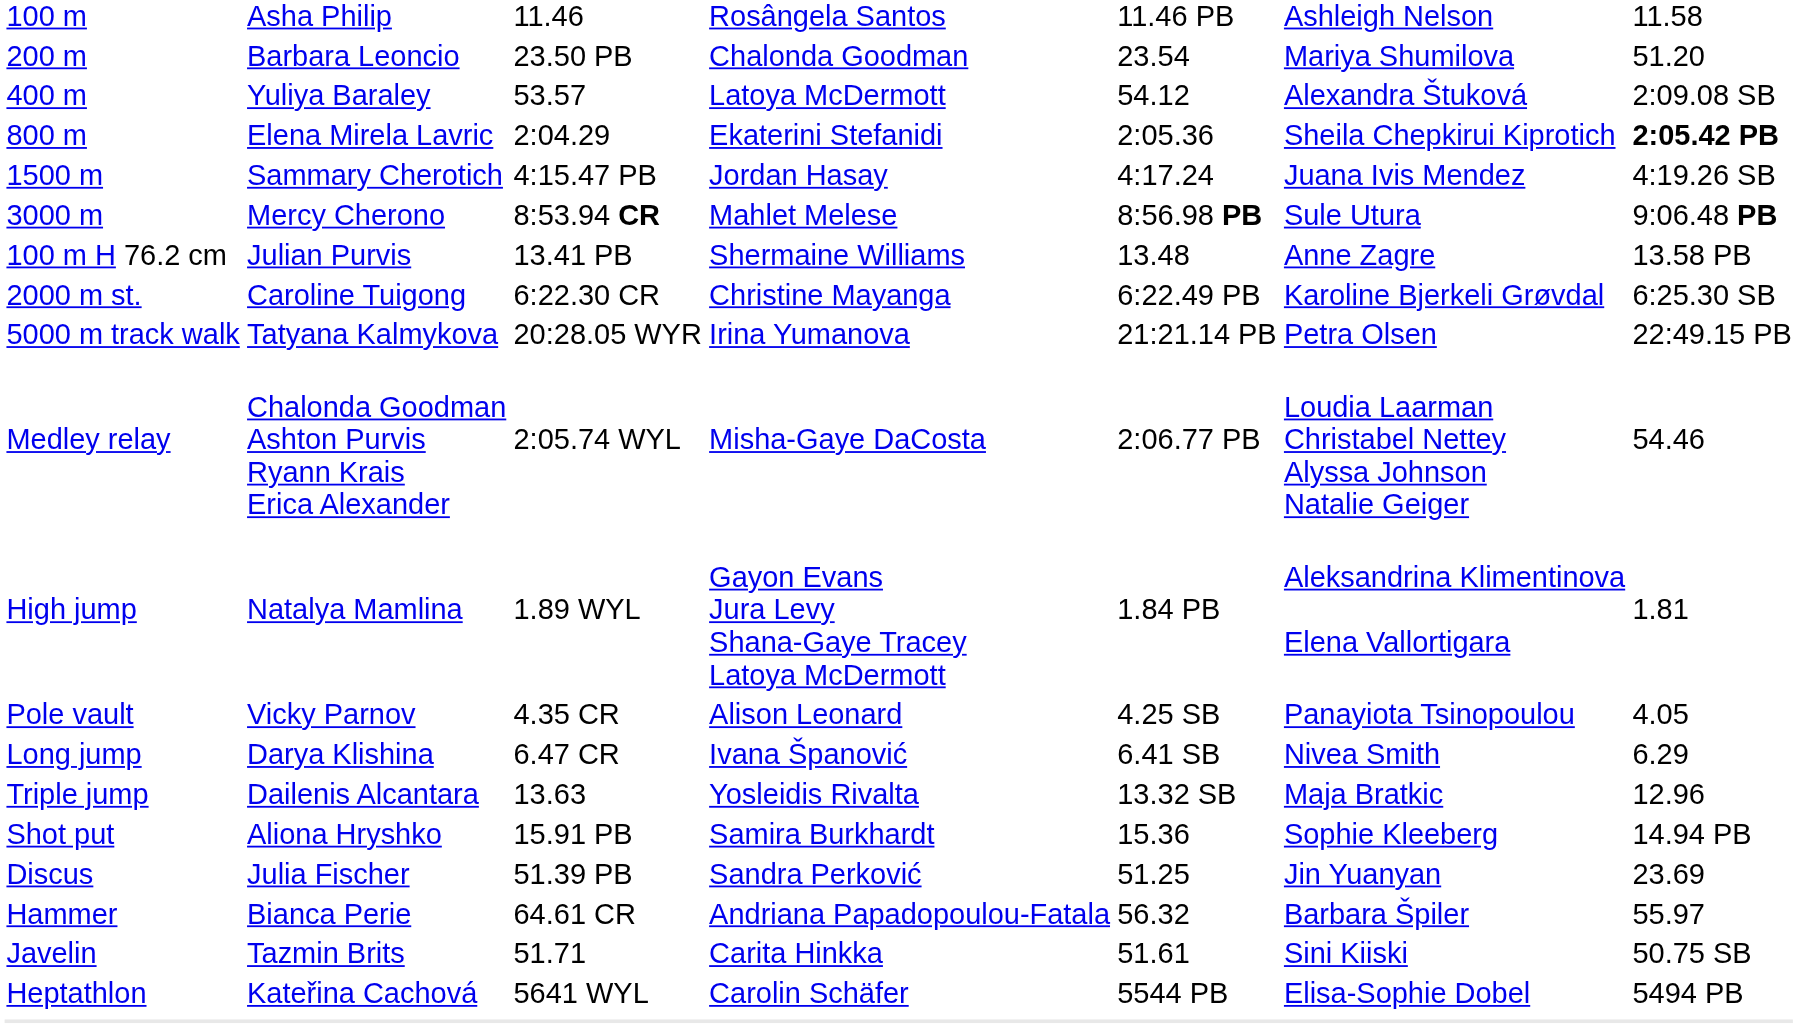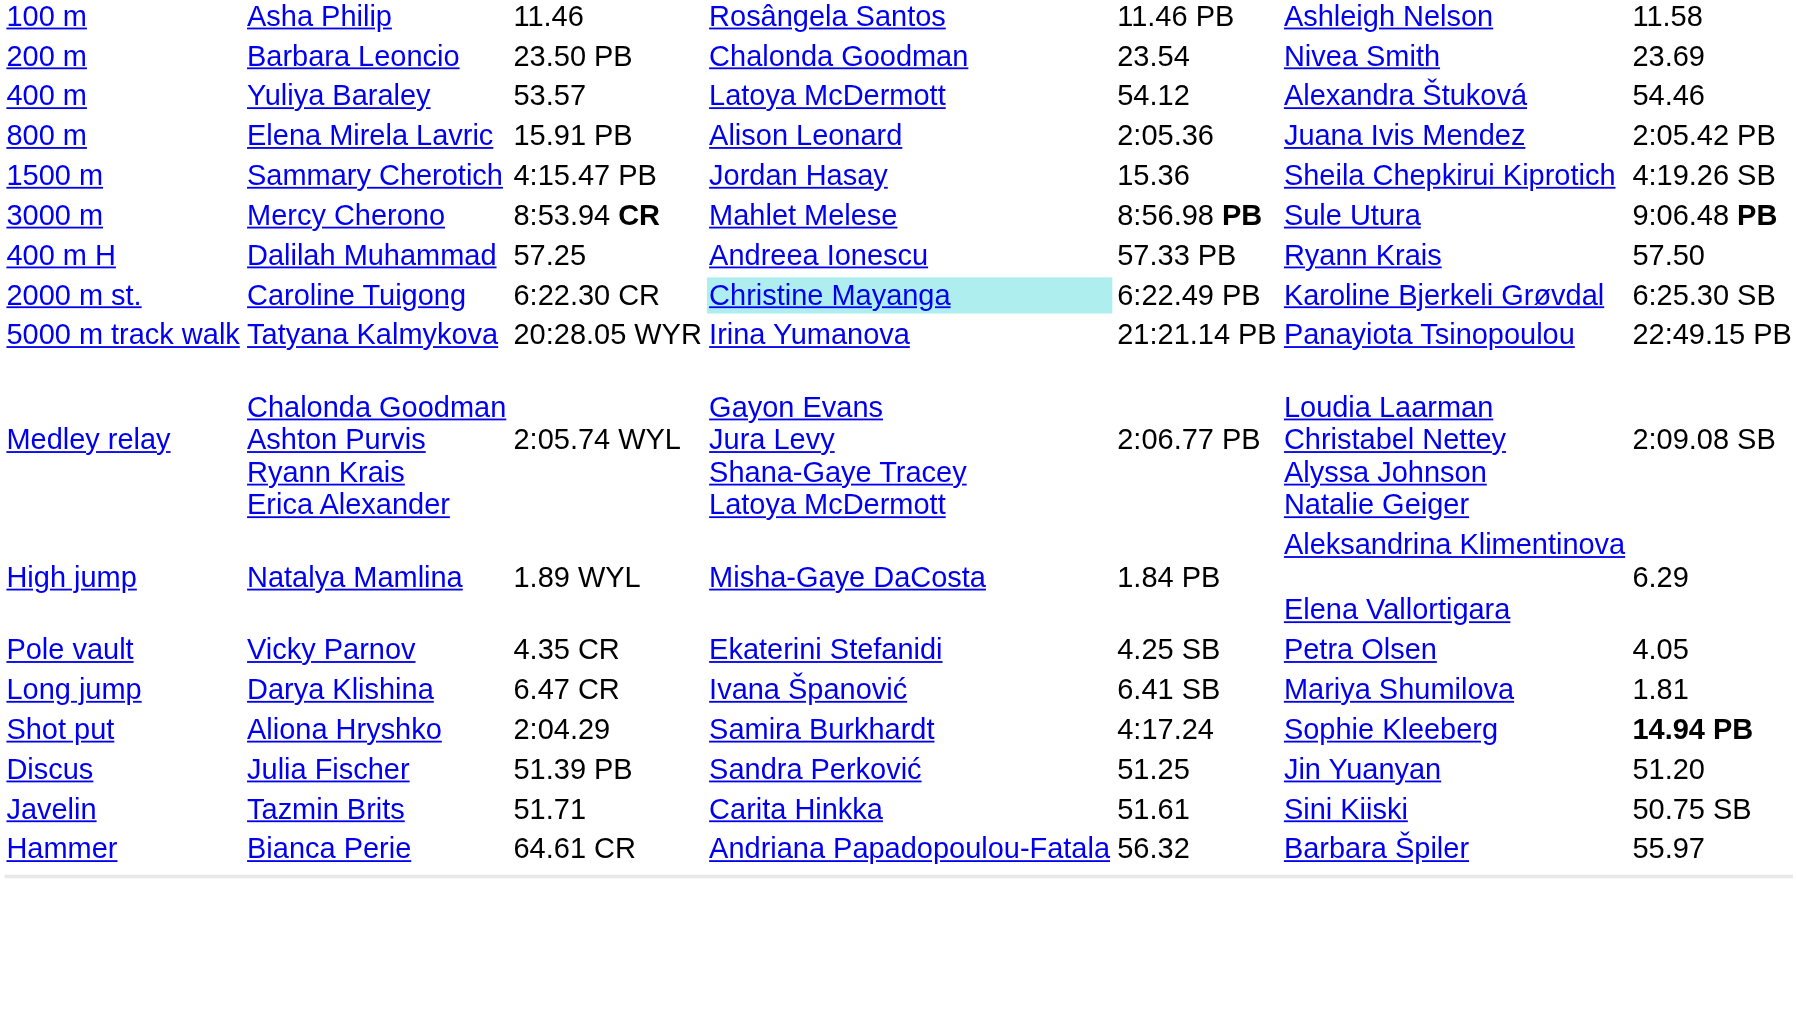(1399, 56) Mariya Shumilova -> (1362, 56) Nivea Smith
(1669, 56) 51.20 -> (1669, 56) 23.69
(1704, 95) 2:09.08 SB -> (1669, 95) 54.46
(562, 135) 2:04.29 -> (573, 135) 15.91 PB
(826, 135) Ekaterini Stefanidi -> (806, 135) Alison Leonard
(1450, 135) Sheila Chepkirui Kiprotich -> (1405, 135) Juana Ivis Mendez
(1706, 135) bold -> (1704, 135) normal
(1166, 175) 4:17.24 -> (1154, 175) 15.36
(1405, 175) Juana Ivis Mendez -> (1450, 175) Sheila Chepkirui Kiprotich
- row: (117, 255)
+ row: (61, 255)
(830, 295) no background -> (830, 295) paleturquoise background
(1360, 334) Petra Olsen -> (1429, 334) Panayiota Tsinopoulou
(848, 439) Misha-Gaye DaCosta -> (838, 456) Gayon Evans Jura Levy Shana-Gaye Tracey Latoya McDermott
(1669, 439) 54.46 -> (1704, 439) 2:09.08 SB
(838, 626) Gayon Evans Jura Levy Shana-Gaye Tracey Latoya McDermott -> (848, 577) Misha-Gaye DaCosta
(1661, 609) 1.81 -> (1661, 577) 6.29
(806, 714) Alison Leonard -> (826, 649) Ekaterini Stefanidi
(1429, 714) Panayiota Tsinopoulou -> (1360, 649) Petra Olsen
(1362, 754) Nivea Smith -> (1399, 689) Mariya Shumilova
(1661, 754) 6.29 -> (1661, 689) 1.81
- row: (78, 794)
(573, 834) 15.91 PB -> (562, 729) 2:04.29
(1154, 834) 15.36 -> (1166, 729) 4:17.24
(1692, 834) normal -> (1693, 729) bold
(1669, 874) 23.69 -> (1669, 769) 51.20
rows swapped: (62, 914) <-> (52, 953)
- row: (76, 993)
